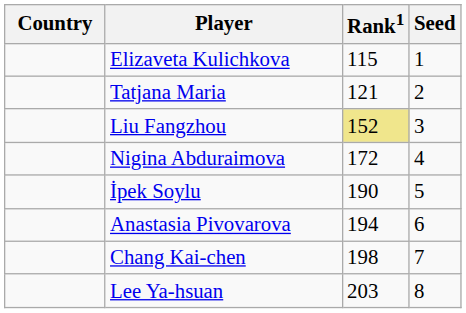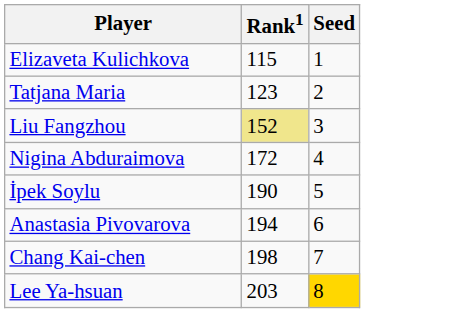- column: (55, 23)
(363, 92) 121 -> (262, 92) 123
(419, 290) no background -> (319, 290) gold background
